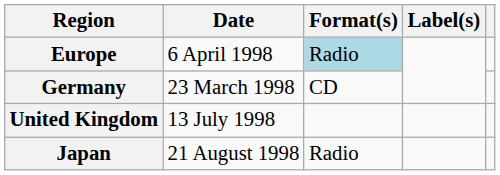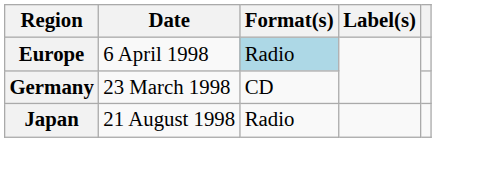- row: (84, 119)
